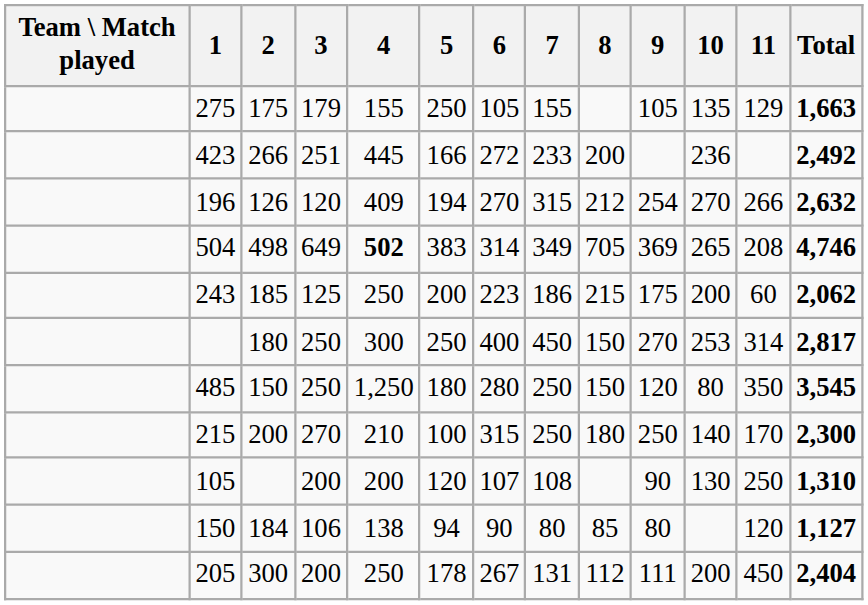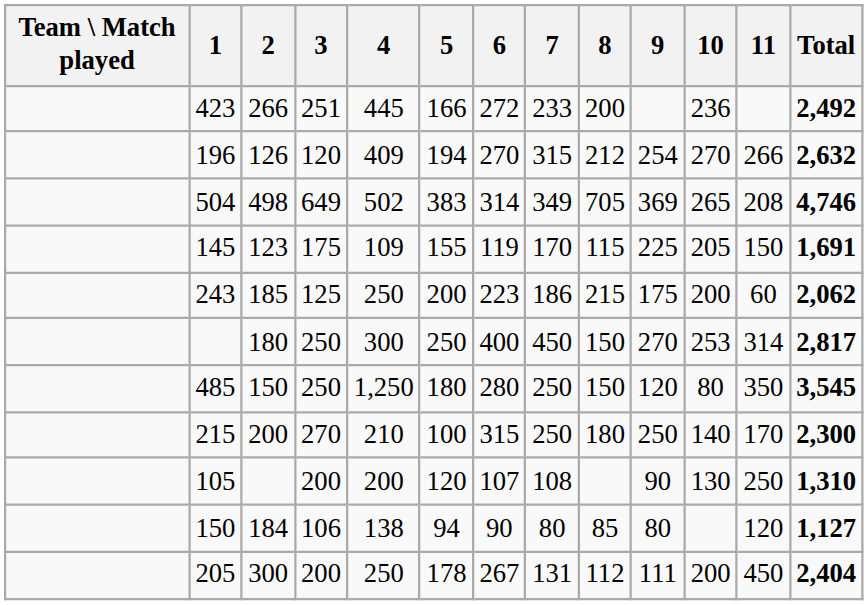- row: (215, 108)
(384, 247) bold -> (384, 201) normal
+ row: (215, 247)
